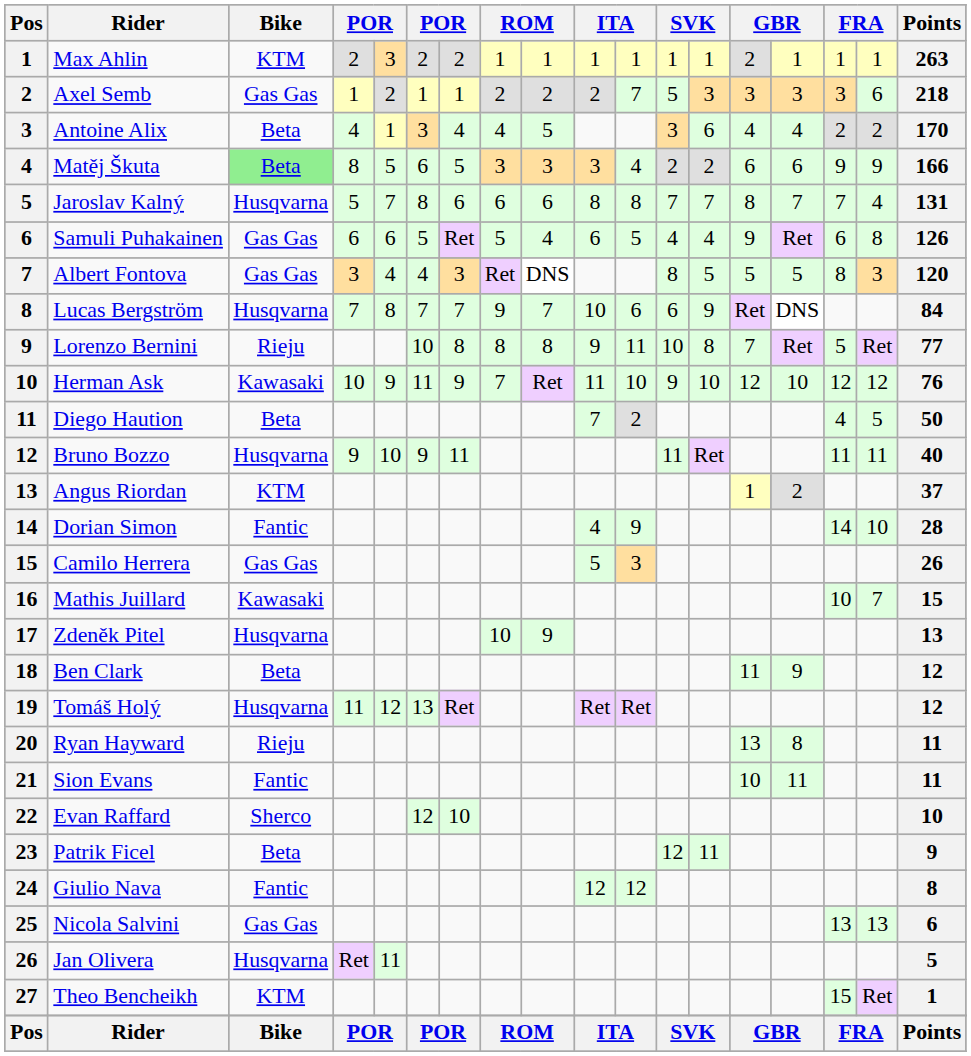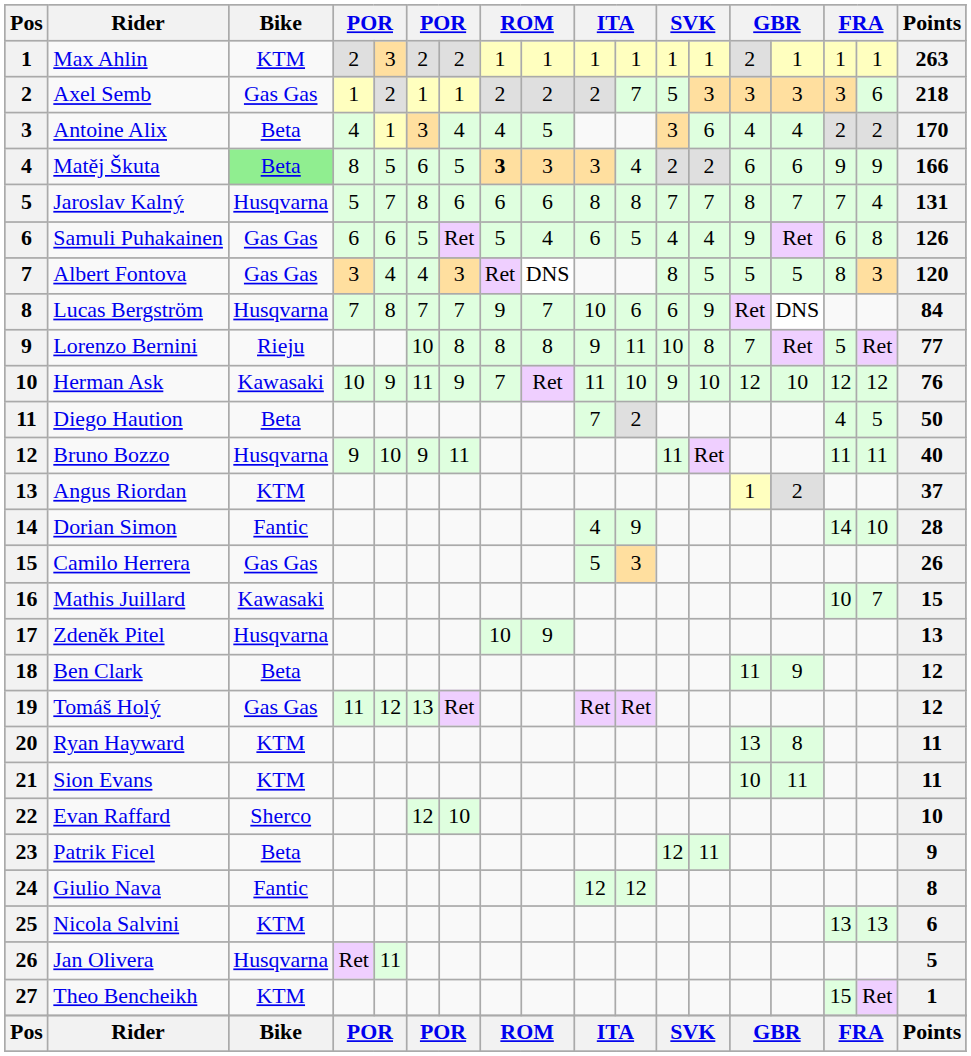(500, 166) normal -> (500, 166) bold
(281, 707) Husqvarna -> (281, 707) Gas Gas
(281, 743) Rieju -> (281, 743) KTM
(281, 779) Fantic -> (281, 779) KTM
(281, 924) Gas Gas -> (281, 924) KTM
